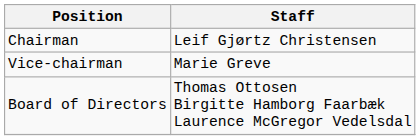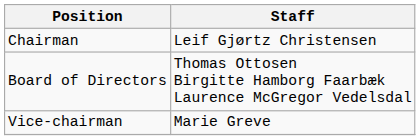rows swapped: (65, 64) <-> (87, 105)
